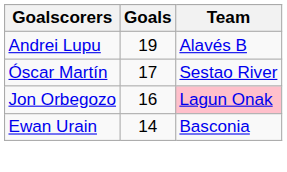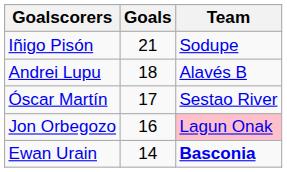+ row: (51, 45)
(148, 45) 19 -> (148, 72) 18
(215, 126) normal -> (217, 153) bold
